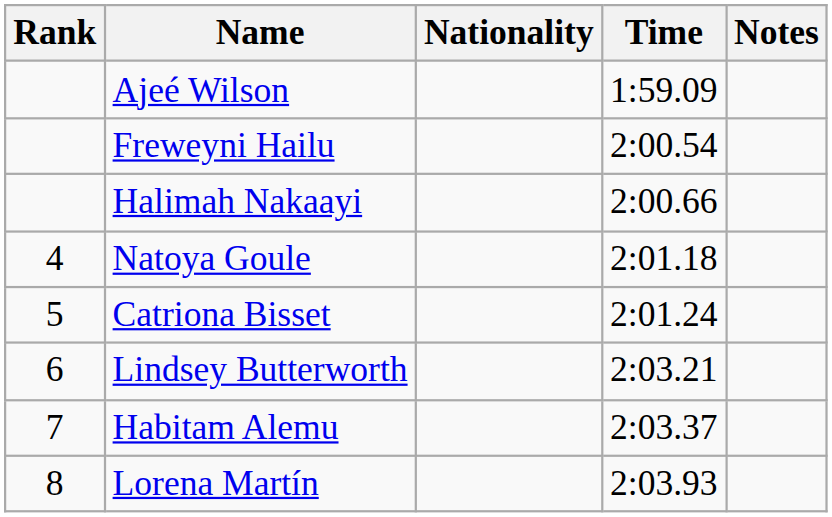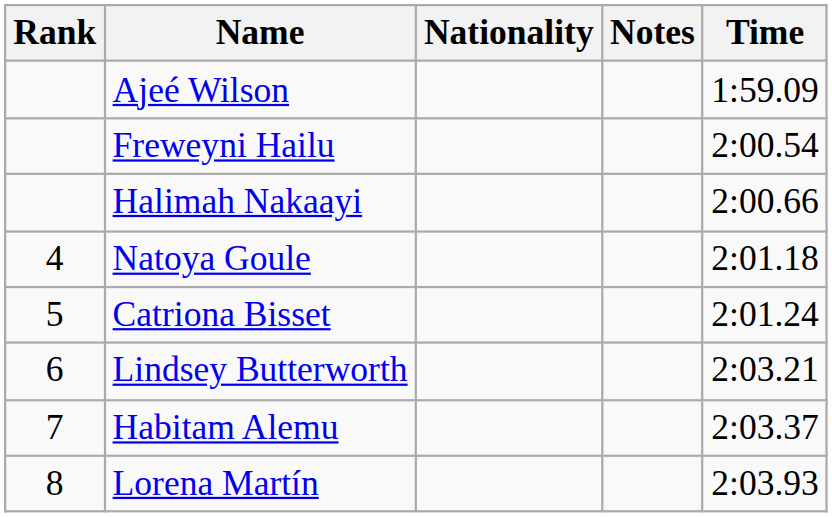columns swapped: (664, 32) <-> (776, 32)
